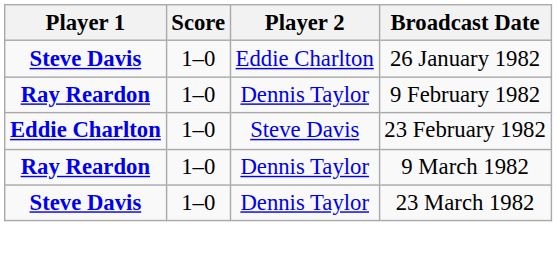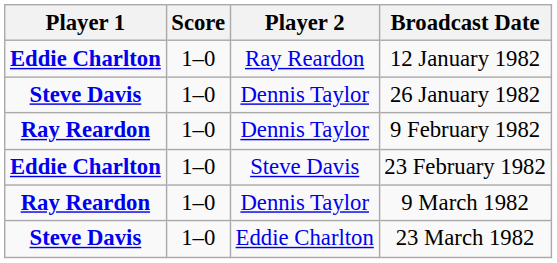+ row: (465, 58)
(305, 58) Eddie Charlton -> (305, 94) Dennis Taylor
(305, 202) Dennis Taylor -> (305, 238) Eddie Charlton
